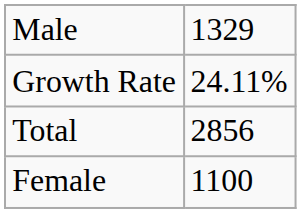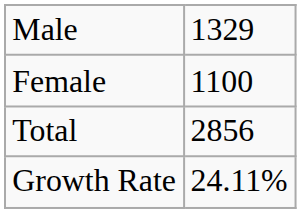rows swapped: (59, 181) <-> (94, 80)
